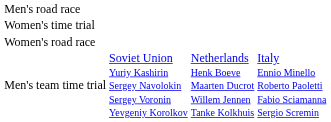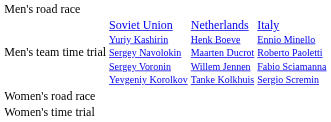rows swapped: (55, 85) <-> (50, 25)
